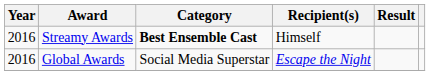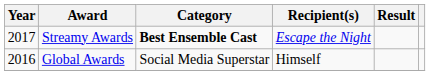(22, 37) 2016 -> (22, 37) 2017
(298, 37) Himself -> (323, 37) Escape the Night
(323, 59) Escape the Night -> (298, 59) Himself
